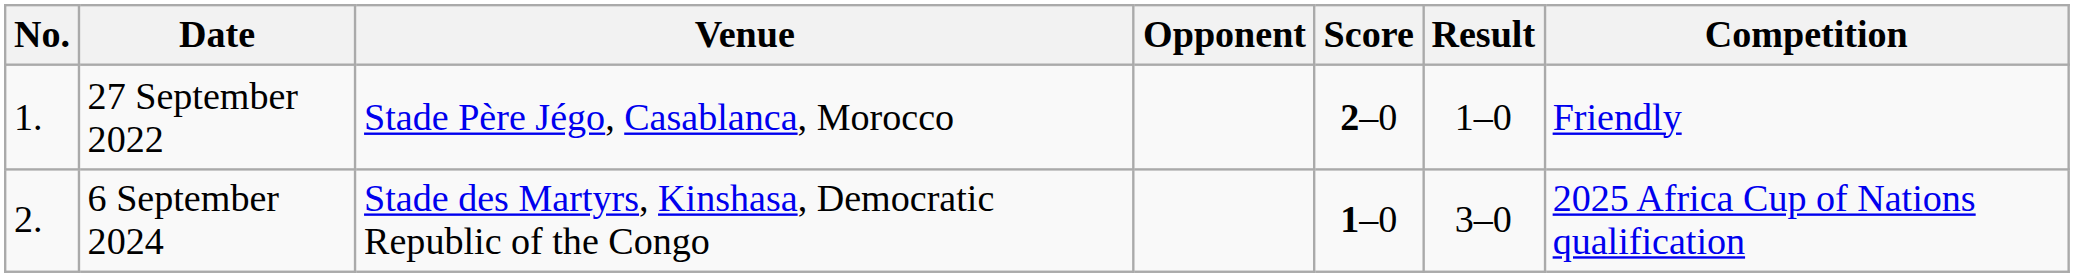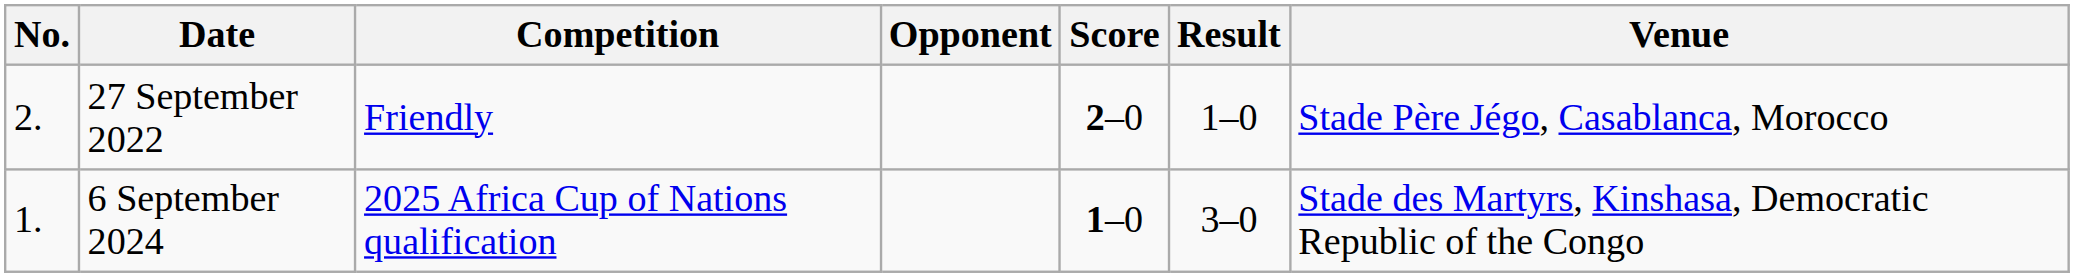columns swapped: (745, 34) <-> (1806, 34)
(28, 116) 1. -> (28, 116) 2.
(28, 219) 2. -> (28, 219) 1.
